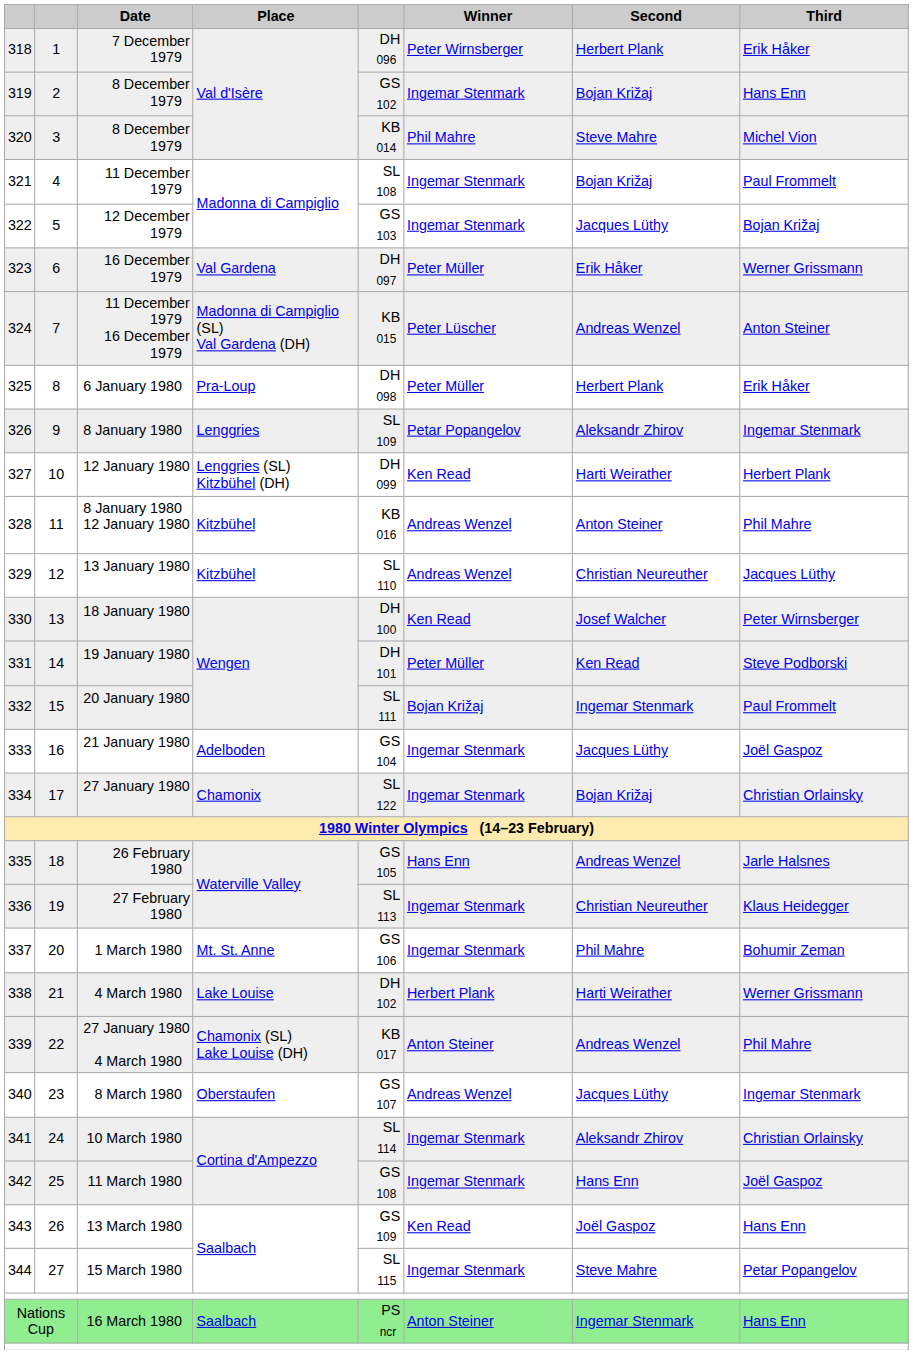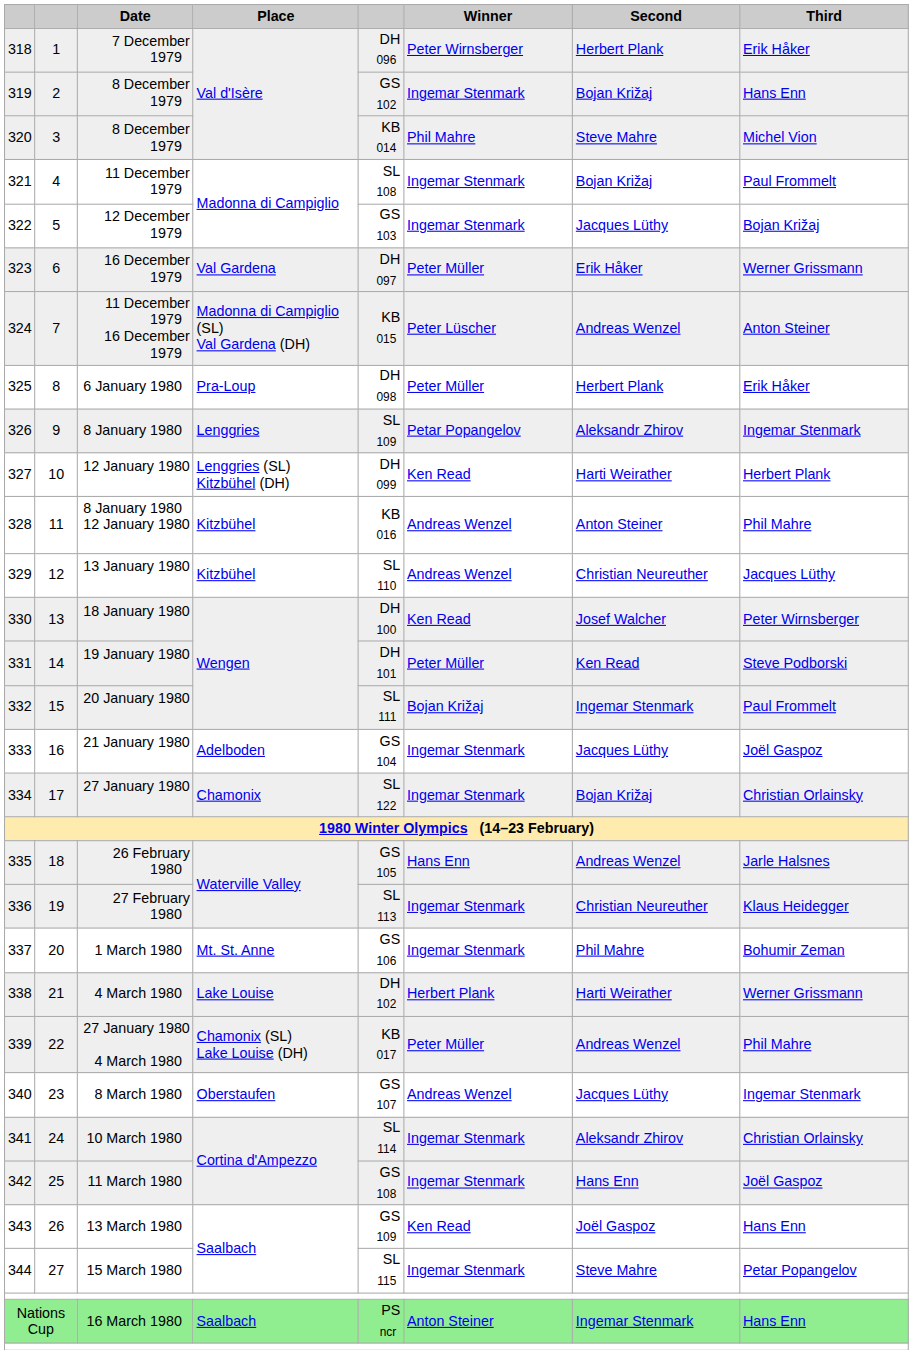(450, 1044) Anton Steiner -> (446, 1044) Peter Müller
